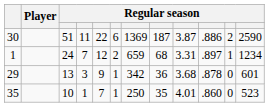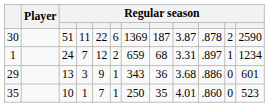(212, 37) .886 -> (212, 37) .878
(136, 74) 342 -> (136, 74) 343
(212, 74) .878 -> (212, 74) .886
